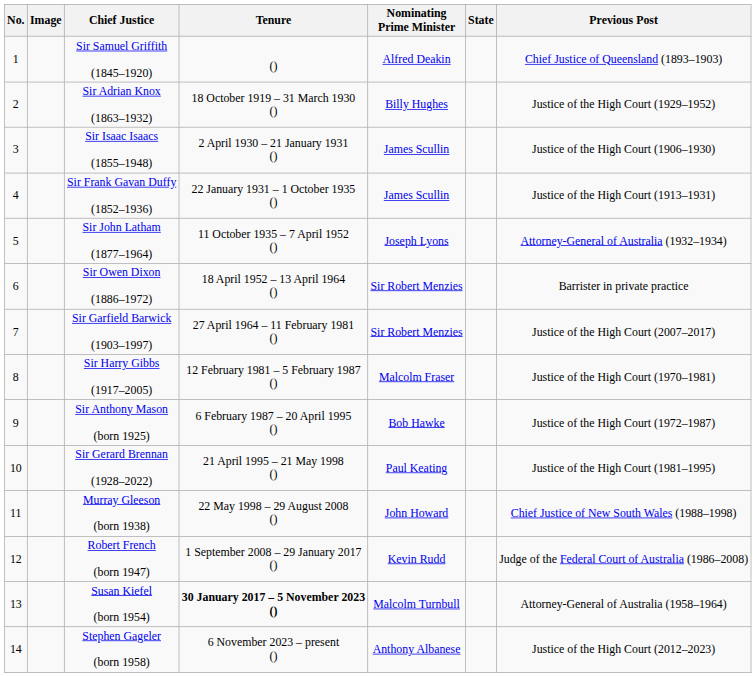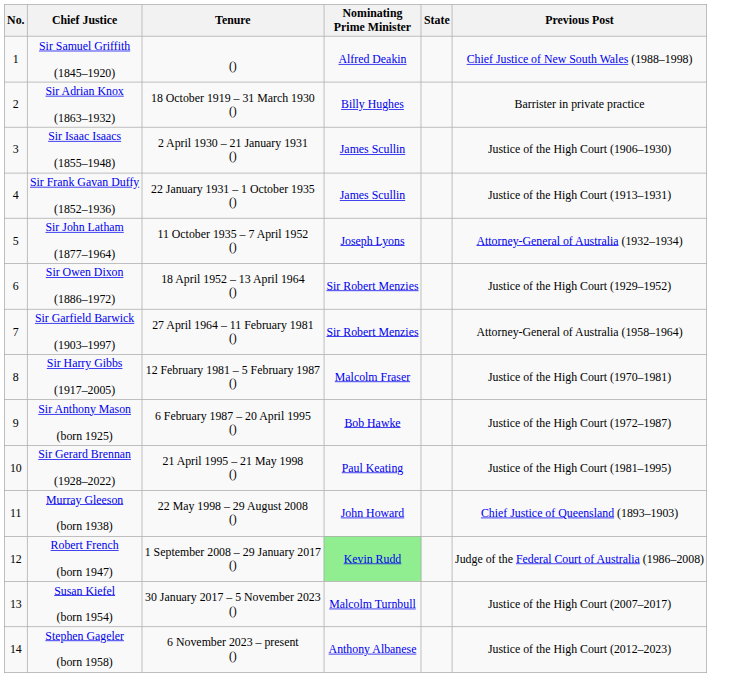- column: (46, 20)
(624, 59) Chief Justice of Queensland (1893–1903) -> (580, 59) Chief Justice of New South Wales (1988–1998)
(624, 104) Justice of the High Court (1929–1952) -> (580, 104) Barrister in private practice
(624, 286) Barrister in private practice -> (580, 286) Justice of the High Court (1929–1952)
(624, 331) Justice of the High Court (2007–2017) -> (580, 331) Attorney-General of Australia (1958–1964)
(624, 513) Chief Justice of New South Wales (1988–1998) -> (580, 513) Chief Justice of Queensland (1893–1903)
(417, 558) no background -> (372, 558) lightgreen background
(273, 604) bold -> (233, 604) normal
(624, 604) Attorney-General of Australia (1958–1964) -> (580, 604) Justice of the High Court (2007–2017)
